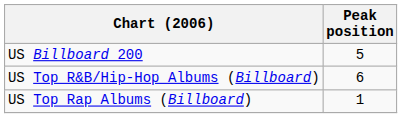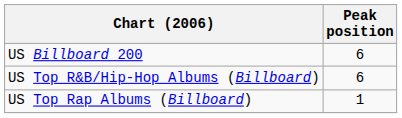(360, 55) 5 -> (360, 55) 6
